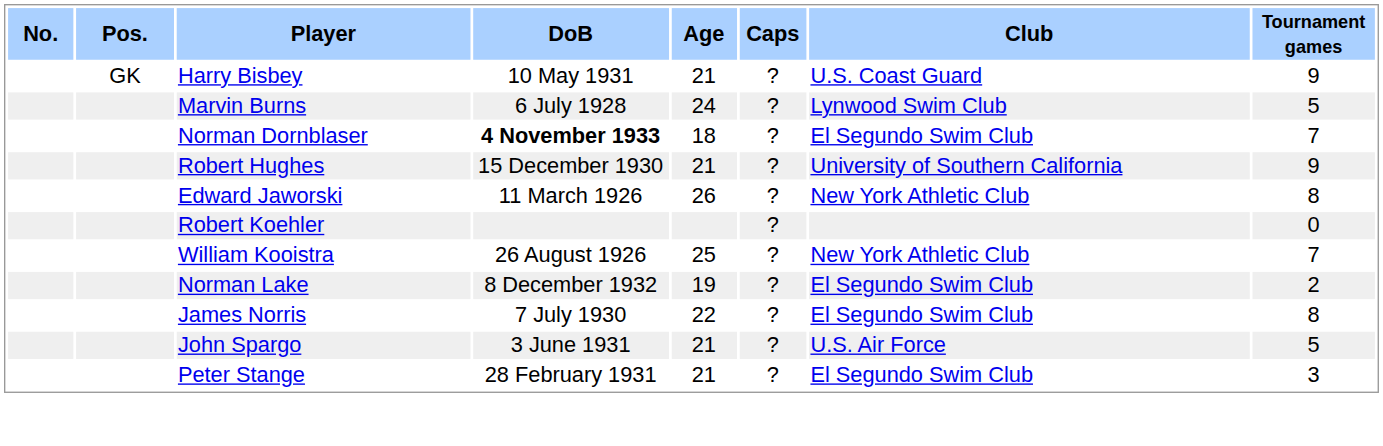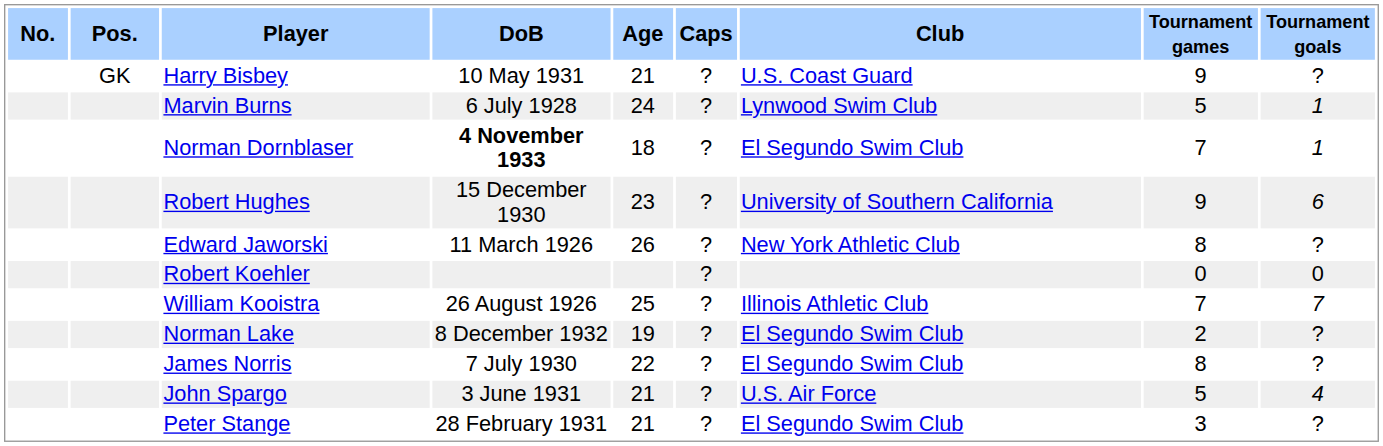+ column: (1318, 35)
(704, 165) 21 -> (643, 202) 23
(920, 255) New York Athletic Club -> (835, 304) Illinois Athletic Club
